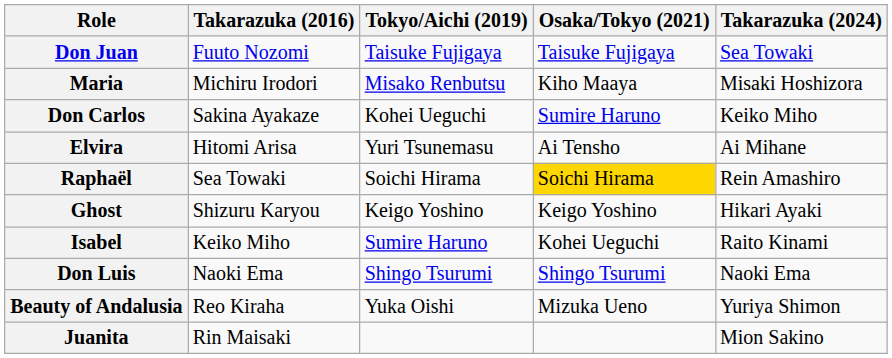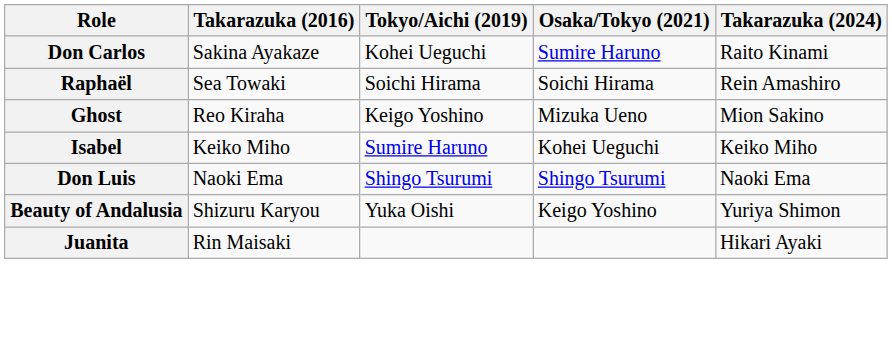- row: (96, 52)
- row: (96, 83)
(769, 115) Keiko Miho -> (774, 52) Raito Kinami
- row: (96, 147)
(596, 178) gold background -> (596, 83) no background
(256, 210) Shizuru Karyou -> (238, 115) Reo Kiraha
(597, 210) Keigo Yoshino -> (592, 115) Mizuka Ueno
(771, 210) Hikari Ayaki -> (772, 115) Mion Sakino
(774, 242) Raito Kinami -> (769, 147) Keiko Miho
(238, 305) Reo Kiraha -> (256, 210) Shizuru Karyou
(592, 305) Mizuka Ueno -> (597, 210) Keigo Yoshino
(772, 337) Mion Sakino -> (771, 242) Hikari Ayaki
